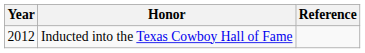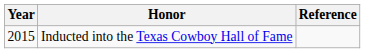(21, 36) 2012 -> (21, 36) 2015
